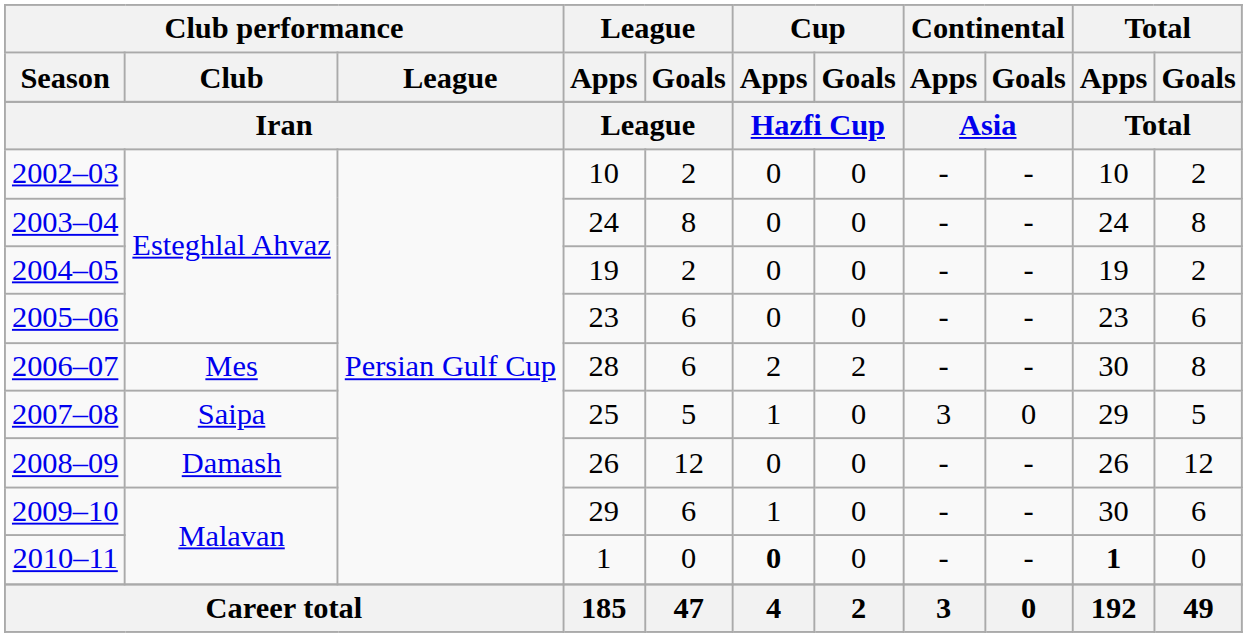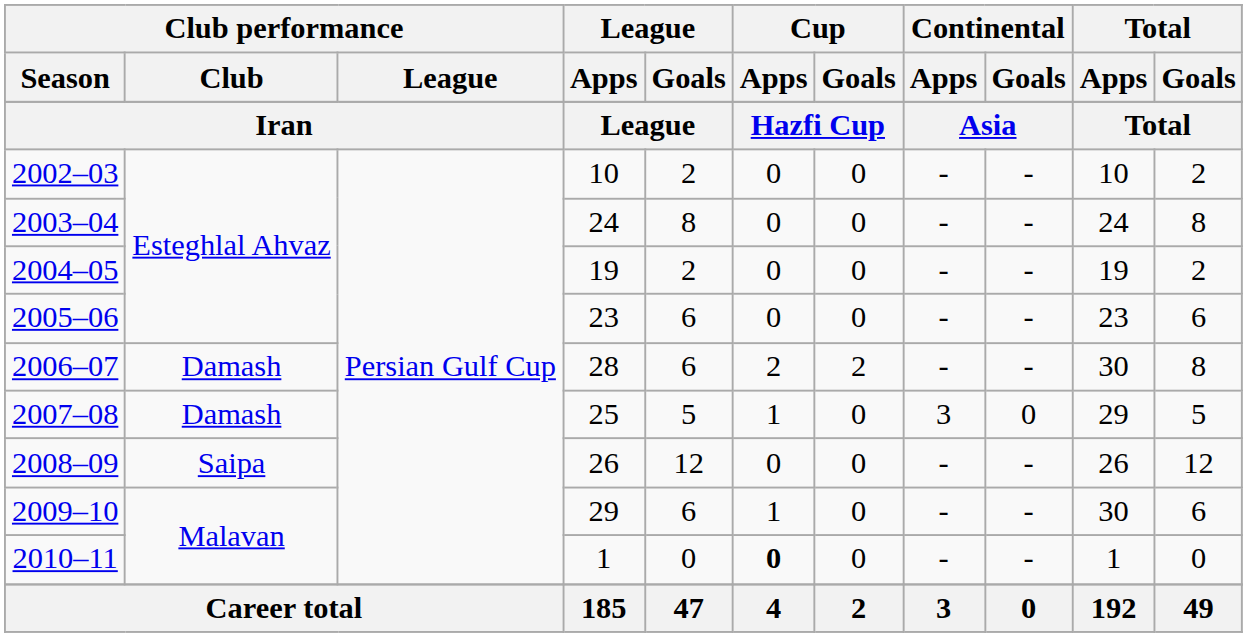(232, 366) Mes -> (232, 366) Damash
(232, 414) Saipa -> (232, 414) Damash
(232, 462) Damash -> (232, 462) Saipa
(1114, 558) bold -> (1114, 558) normal
